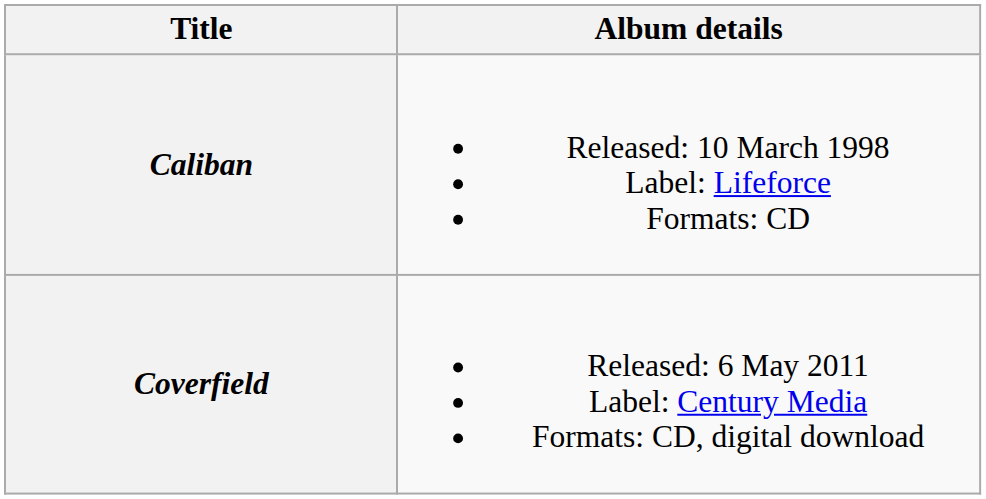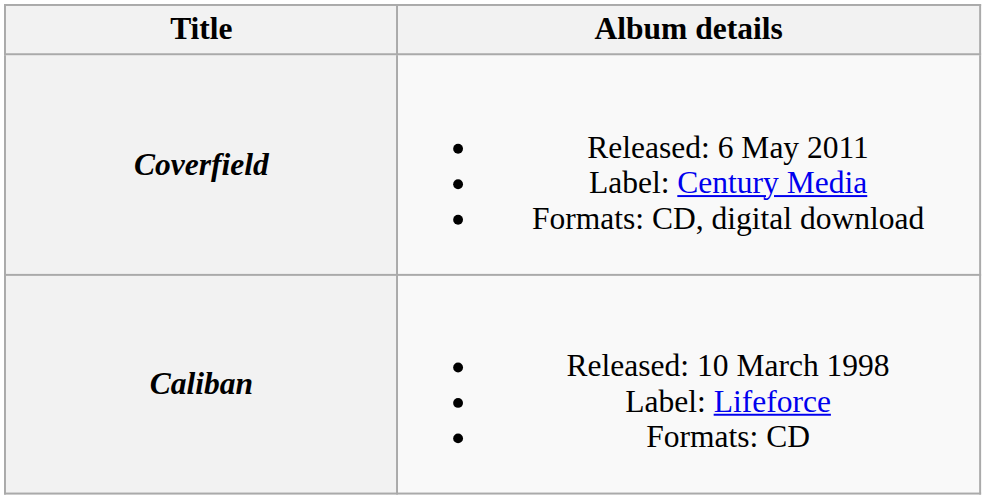rows swapped: (201, 164) <-> (201, 383)
